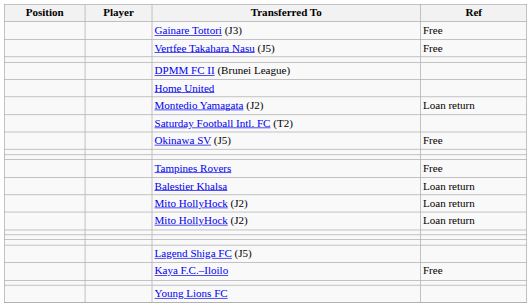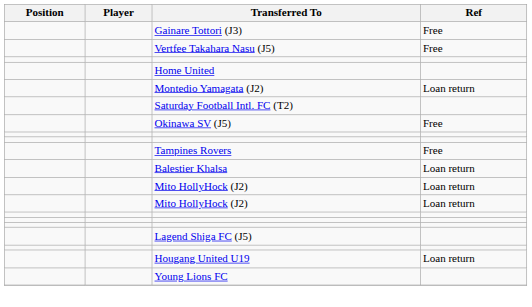- row: (222, 70)
- row: (191, 271)
+ row: (202, 258)
